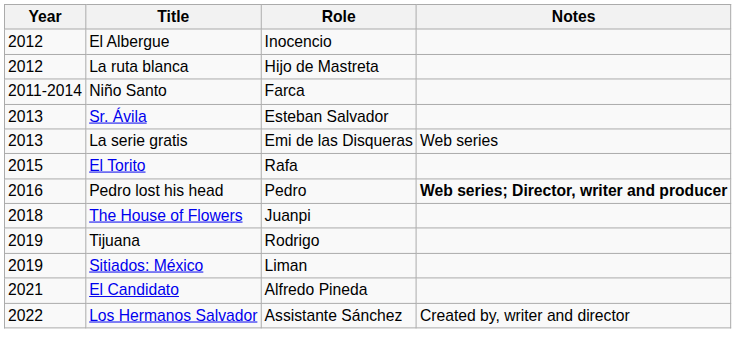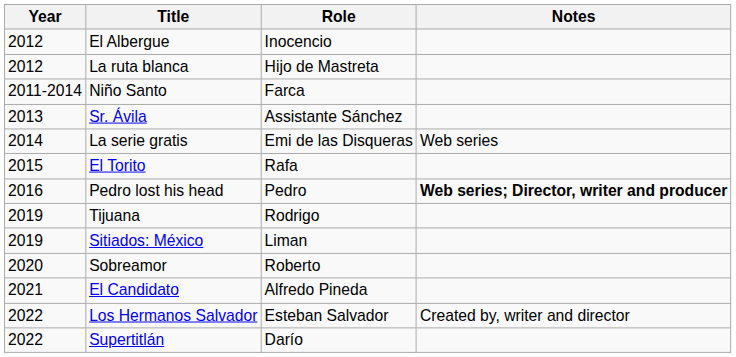(326, 116) Esteban Salvador -> (333, 116) Assistante Sánchez
(26, 141) 2013 -> (26, 141) 2014
- row: (166, 215)
+ row: (128, 265)
(333, 315) Assistante Sánchez -> (326, 315) Esteban Salvador
+ row: (127, 340)
